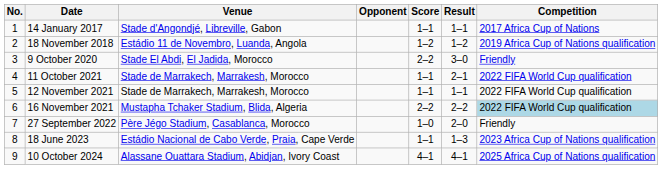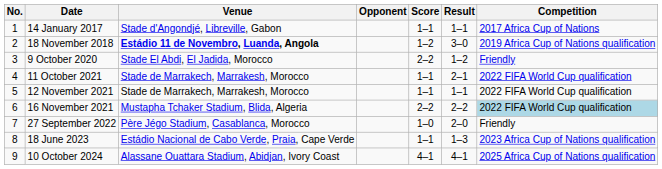(214, 44) normal -> (220, 44) bold
(459, 44) 1–2 -> (459, 44) 3–0
(459, 60) 3–0 -> (459, 60) 1–2
